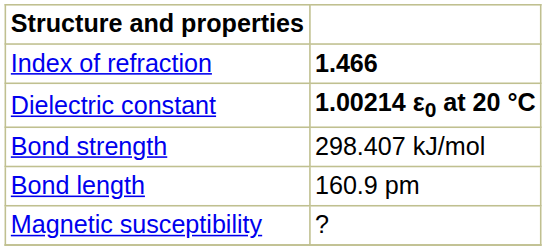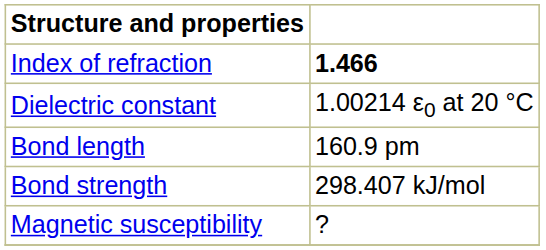(425, 105) bold -> (424, 105) normal
rows swapped: (89, 146) <-> (78, 186)
